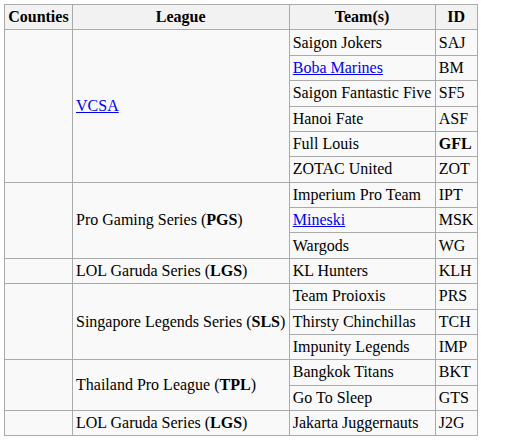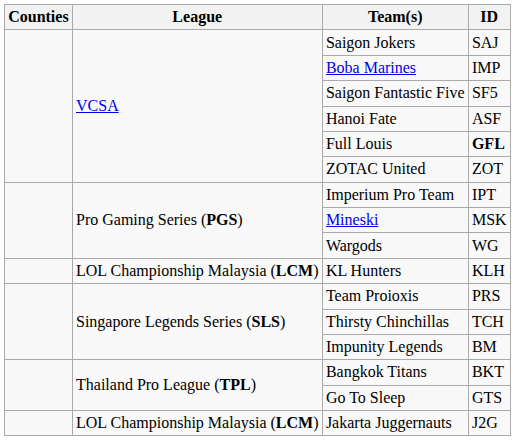(451, 67) BM -> (486, 67) IMP
(162, 270) LOL Garuda Series (LGS) -> (197, 270) LOL Championship Malaysia (LCM)
(453, 347) IMP -> (484, 347) BM
(162, 423) LOL Garuda Series (LGS) -> (197, 423) LOL Championship Malaysia (LCM)
